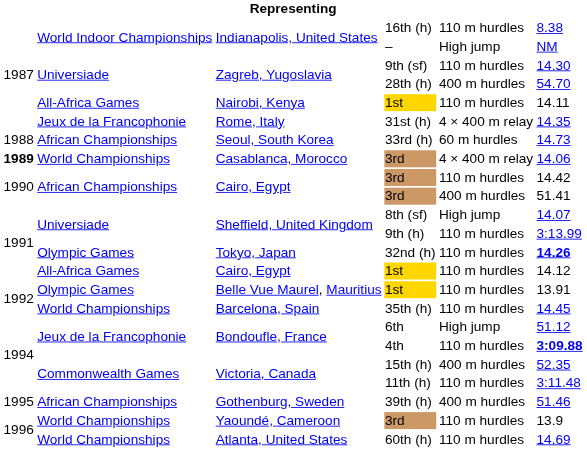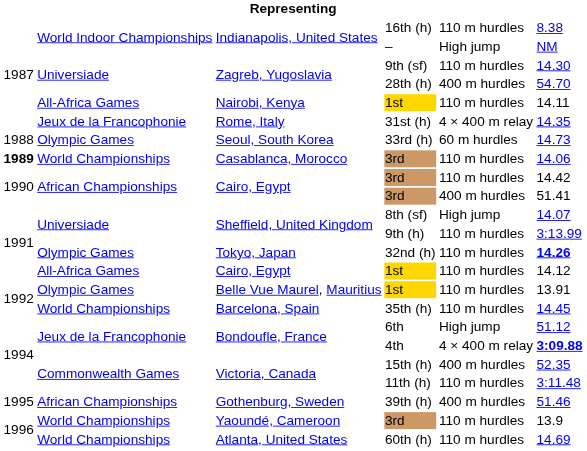(107, 140) African Championships -> (86, 140) Olympic Games
(486, 158) 4 × 400 m relay -> (482, 158) 110 m hurdles
(482, 345) 110 m hurdles -> (486, 345) 4 × 400 m relay
